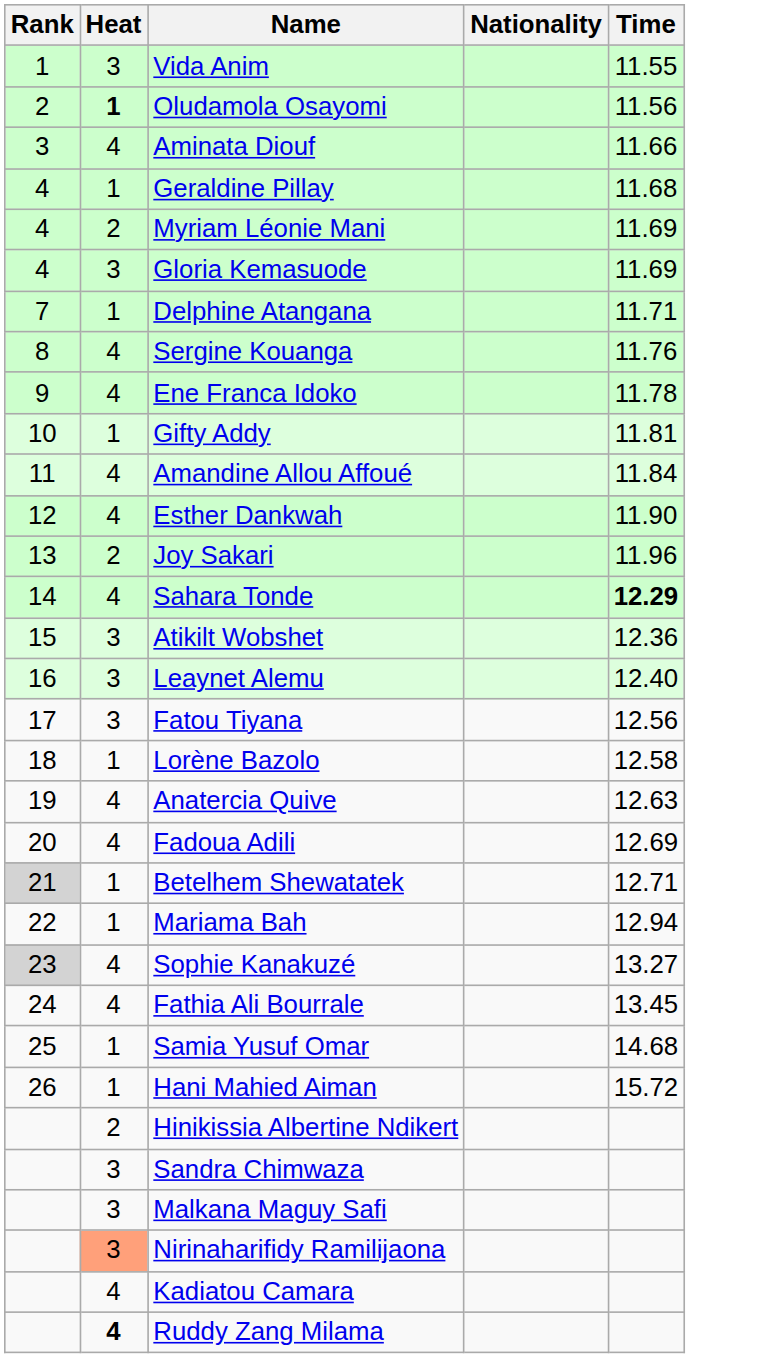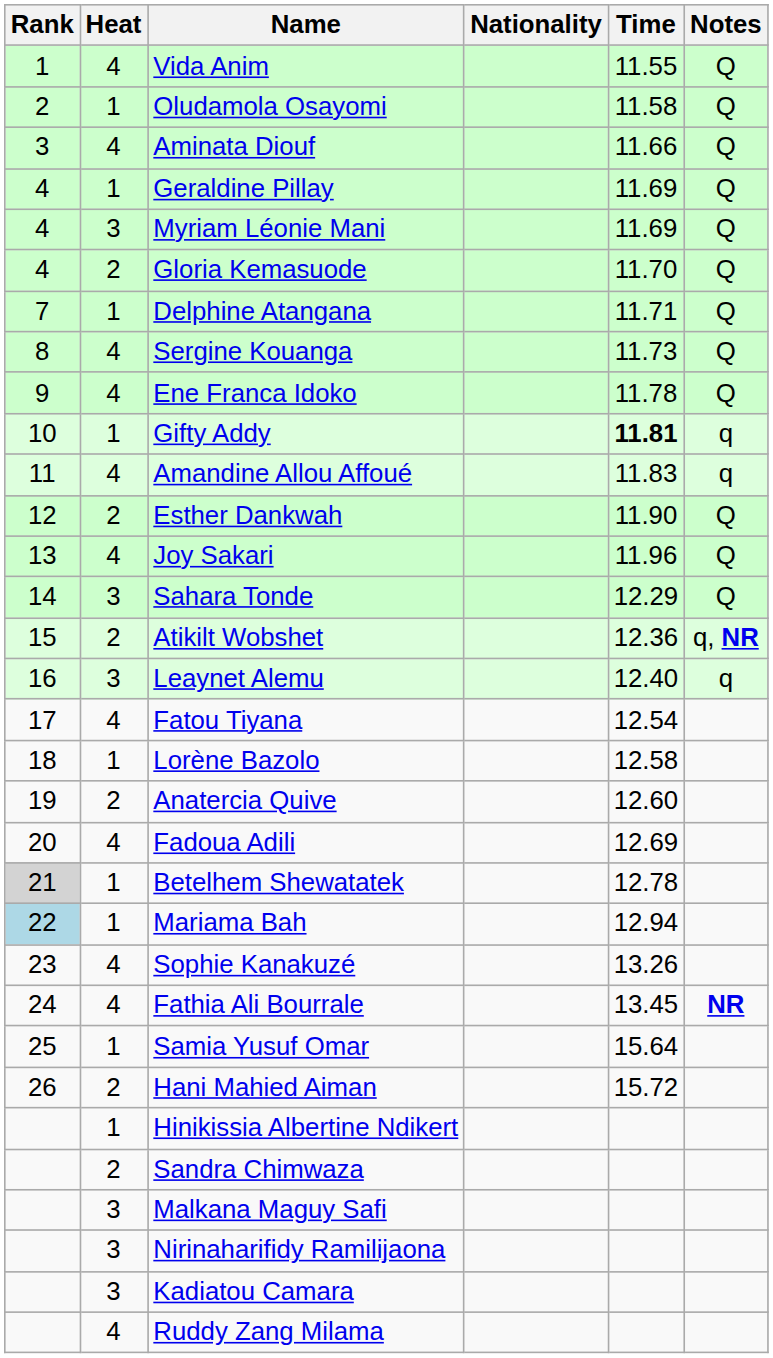+ column: (726, 24)
(114, 65) 3 -> (114, 65) 4
(114, 106) bold -> (114, 106) normal
(646, 106) 11.56 -> (646, 106) 11.58
(646, 188) 11.68 -> (646, 188) 11.69
(114, 229) 2 -> (114, 229) 3
(114, 270) 3 -> (114, 270) 2
(646, 270) 11.69 -> (646, 270) 11.70
(646, 351) 11.76 -> (646, 351) 11.73
(646, 433) normal -> (646, 433) bold
(646, 474) 11.84 -> (646, 474) 11.83
(114, 515) 4 -> (114, 515) 2
(114, 556) 2 -> (114, 556) 4
(114, 596) 4 -> (114, 596) 3
(646, 596) bold -> (646, 596) normal
(114, 637) 3 -> (114, 637) 2
(114, 719) 3 -> (114, 719) 4
(646, 719) 12.56 -> (646, 719) 12.54
(114, 801) 4 -> (114, 801) 2
(646, 801) 12.63 -> (646, 801) 12.60
(646, 882) 12.71 -> (646, 882) 12.78
(42, 923) no background -> (42, 923) lightblue background
(42, 964) lightgrey background -> (42, 964) no background
(646, 964) 13.27 -> (646, 964) 13.26
(646, 1046) 14.68 -> (646, 1046) 15.64
(114, 1087) 1 -> (114, 1087) 2
(114, 1127) 2 -> (114, 1127) 1
(114, 1168) 3 -> (114, 1168) 2
(114, 1250) lightsalmon background -> (114, 1250) no background
(114, 1291) 4 -> (114, 1291) 3
(114, 1332) bold -> (114, 1332) normal
